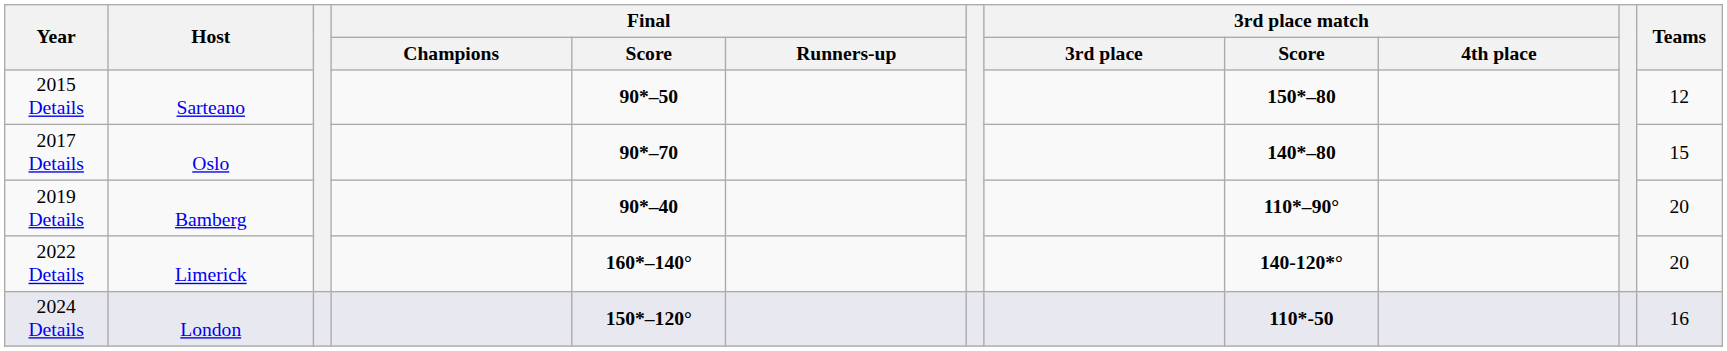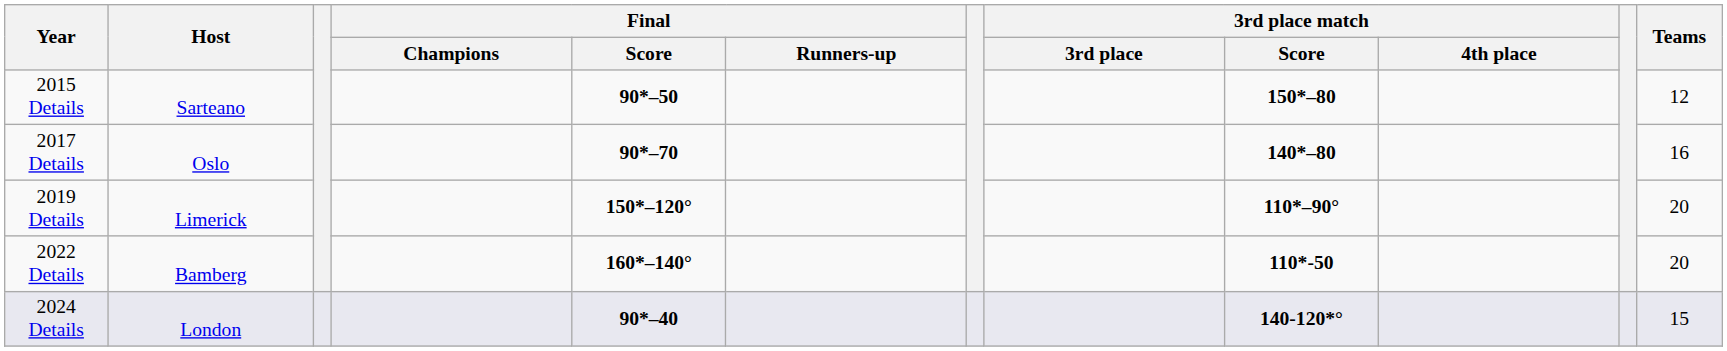(1679, 152) 15 -> (1679, 152) 16
(211, 219) Bamberg -> (211, 219) Limerick
(649, 208) 90*–40 -> (649, 208) 150*–120°
(211, 275) Limerick -> (211, 275) Bamberg
(1301, 263) 140-120*° -> (1301, 263) 110*-50
(649, 318) 150*–120° -> (649, 318) 90*–40
(1301, 318) 110*-50 -> (1301, 318) 140-120*°
(1679, 318) 16 -> (1679, 318) 15
